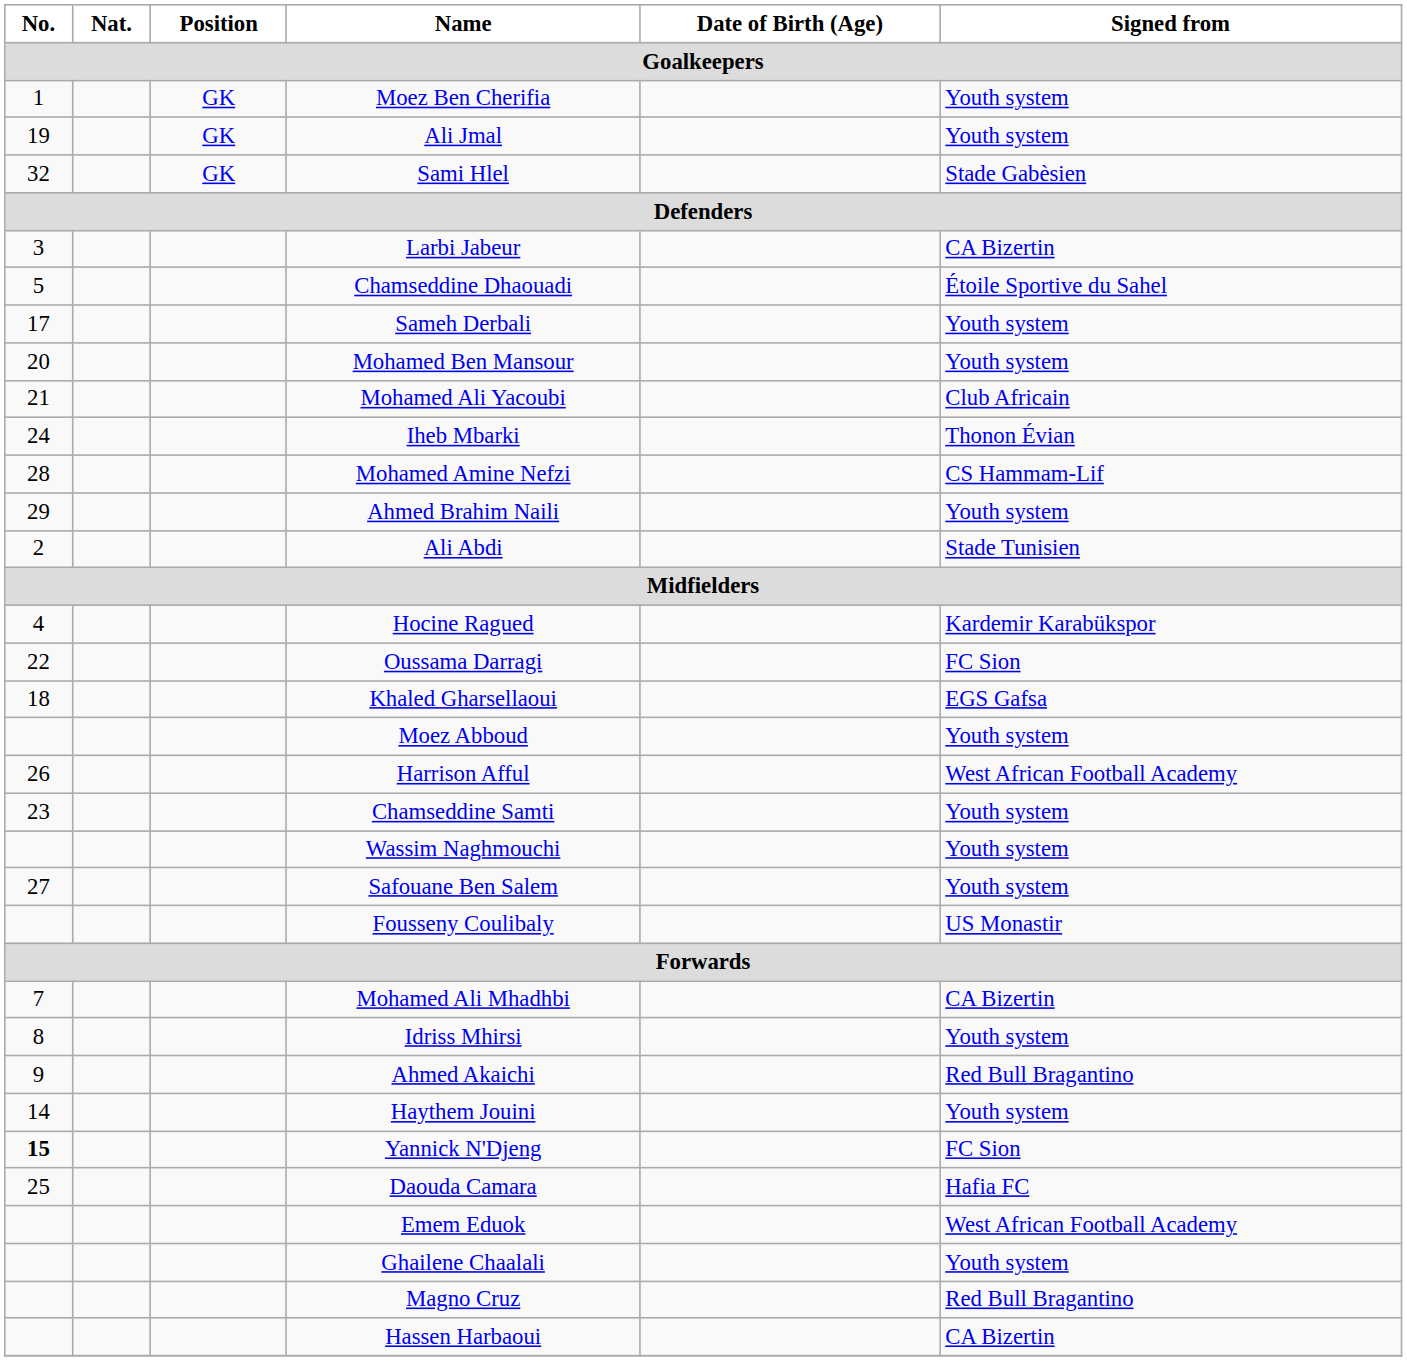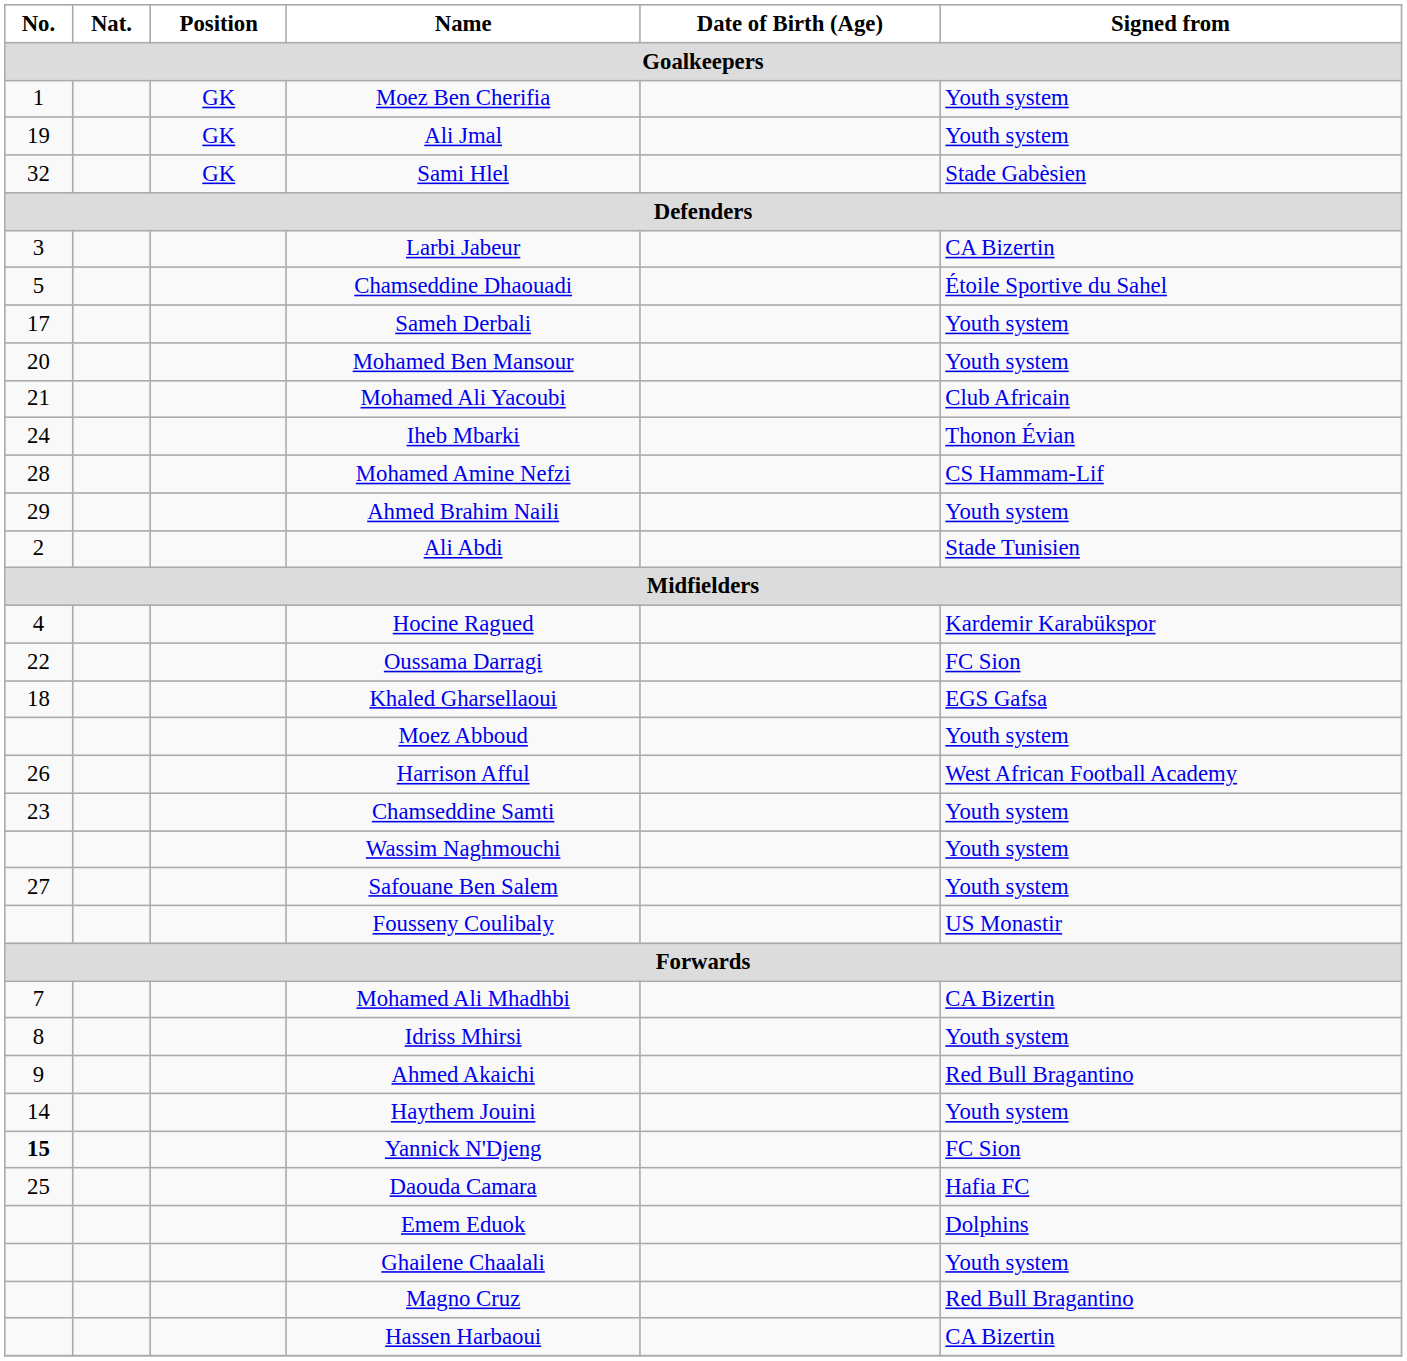(1091, 1224) West African Football Academy -> (987, 1224) Dolphins
